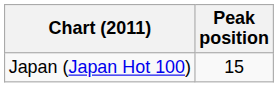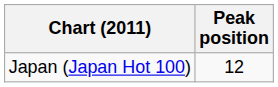(234, 67) 15 -> (234, 67) 12
